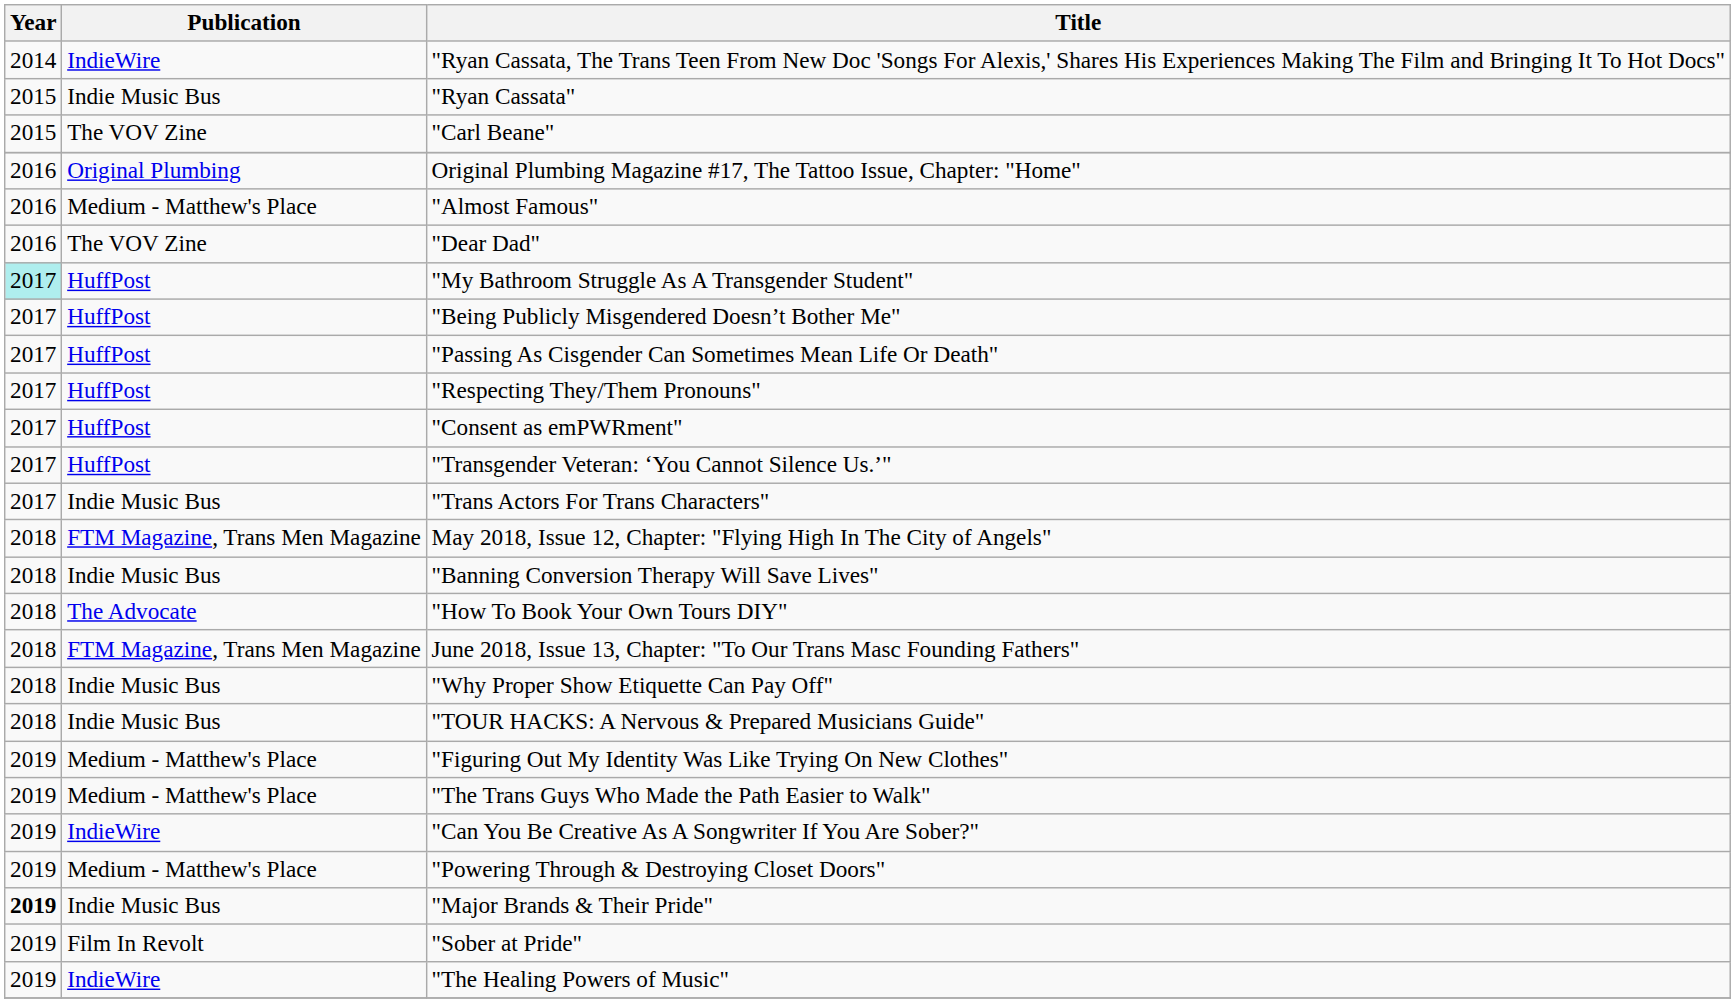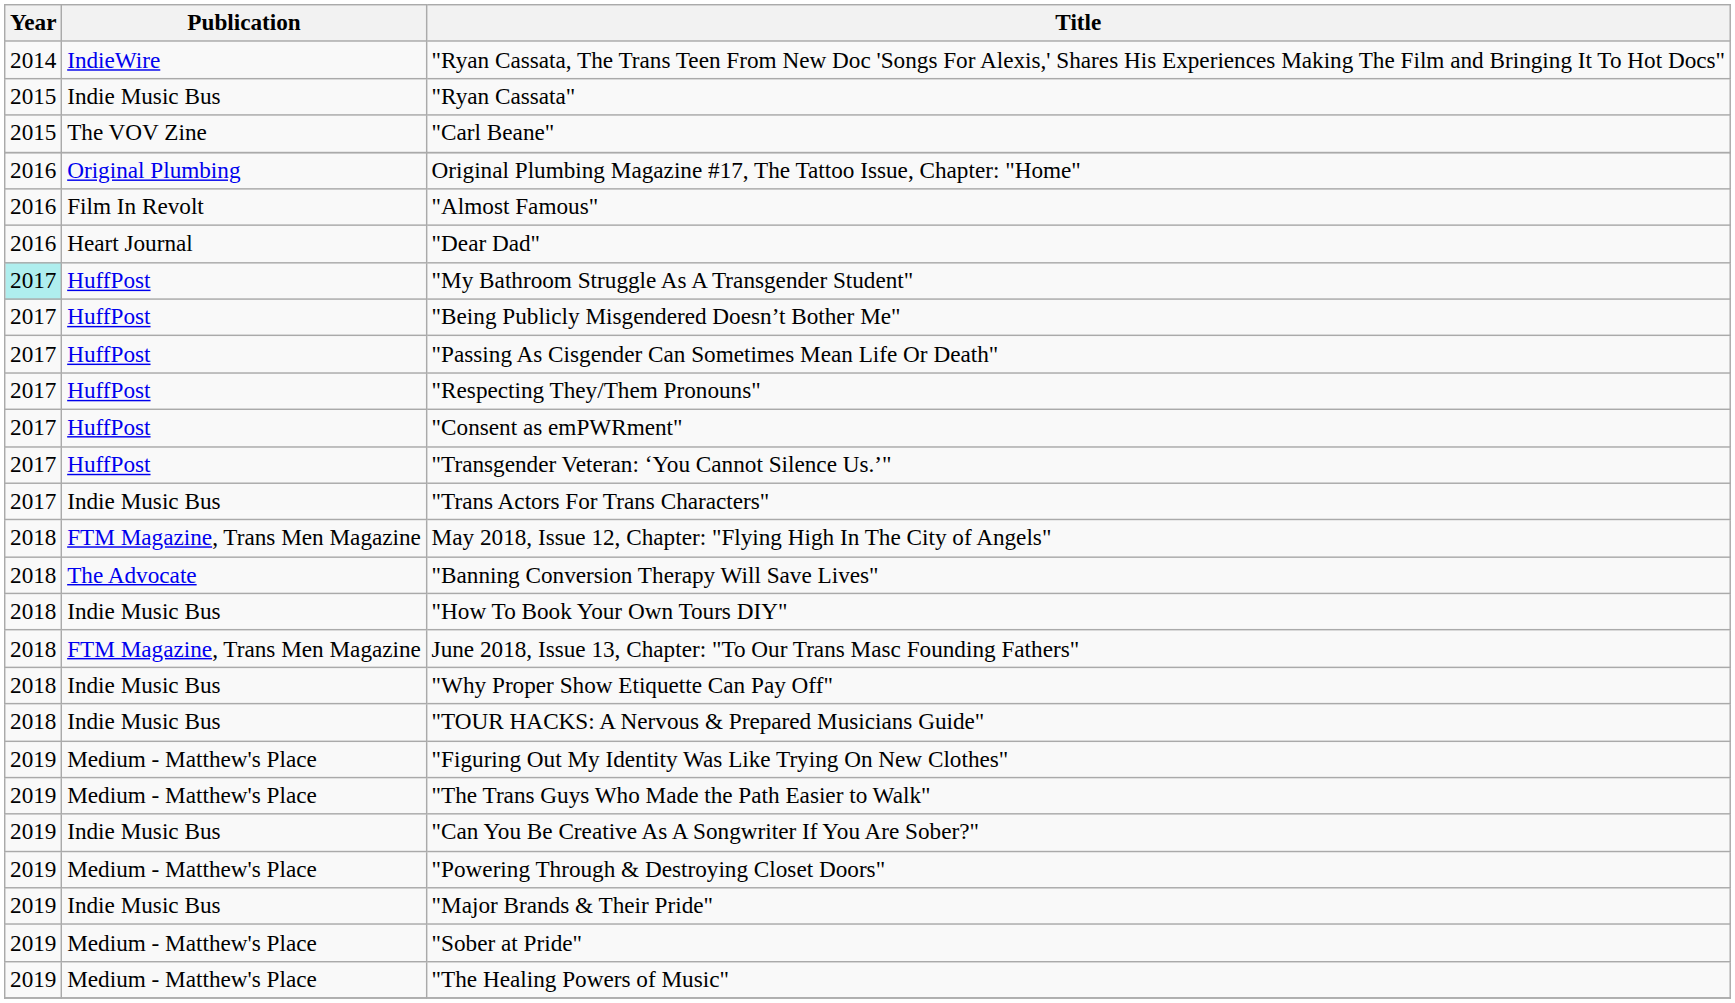(192, 206) Medium - Matthew's Place -> (135, 206) Film In Revolt
(137, 243) The VOV Zine -> (130, 243) Heart Journal
(144, 574) Indie Music Bus -> (132, 574) The Advocate
(132, 611) The Advocate -> (144, 611) Indie Music Bus
(114, 832) IndieWire -> (144, 832) Indie Music Bus
(33, 905) bold -> (33, 905) normal
(135, 942) Film In Revolt -> (192, 942) Medium - Matthew's Place
(114, 979) IndieWire -> (192, 979) Medium - Matthew's Place
